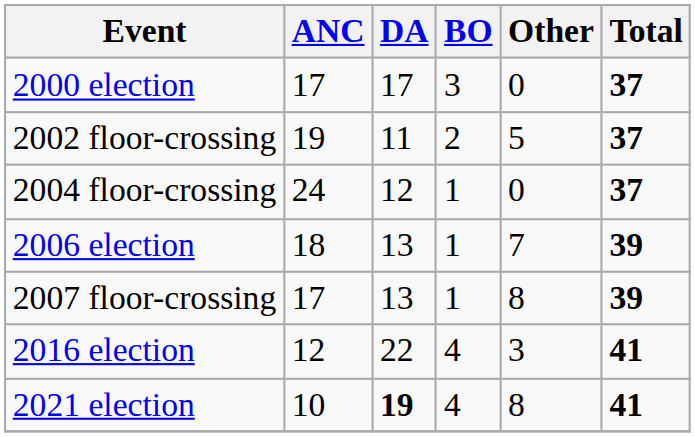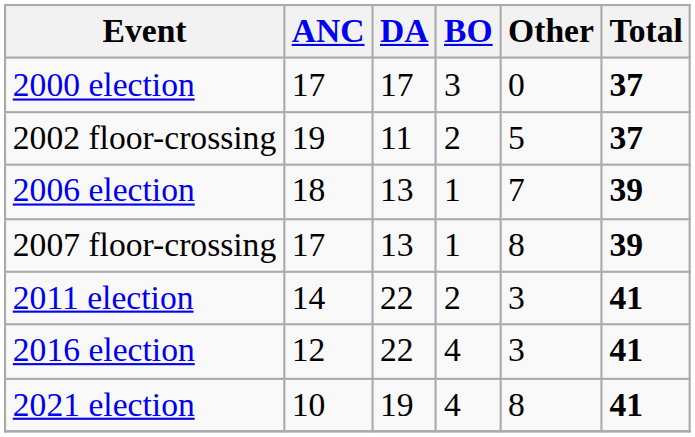- row: (145, 191)
+ row: (103, 297)
(397, 404) bold -> (397, 404) normal
